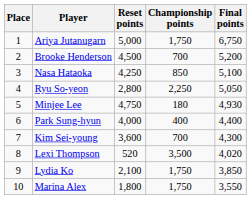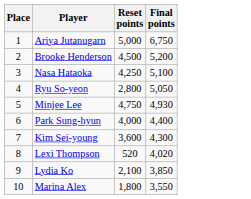- column: (180, 18)
